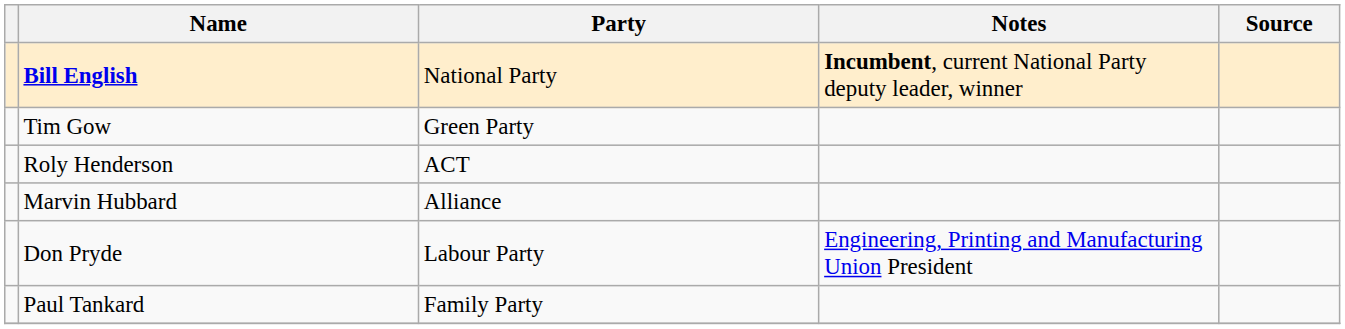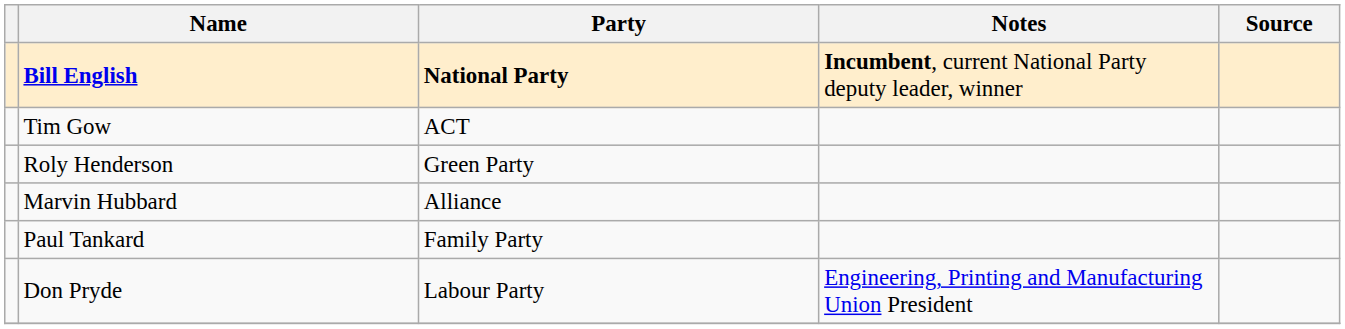(490, 75) normal -> (496, 75) bold
(479, 126) Green Party -> (447, 126) ACT
(447, 164) ACT -> (479, 164) Green Party
rows swapped: (73, 253) <-> (84, 305)
